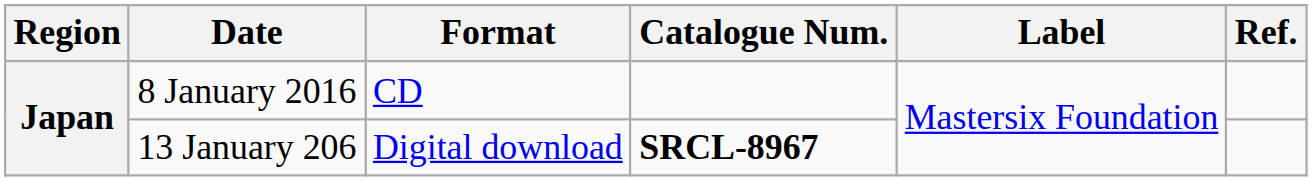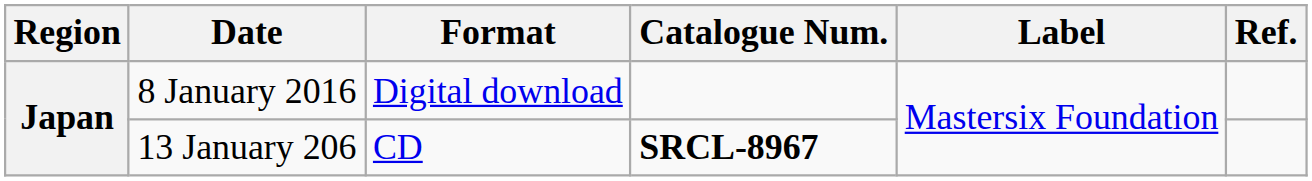(398, 89) CD -> (498, 89) Digital download
(498, 146) Digital download -> (398, 146) CD
